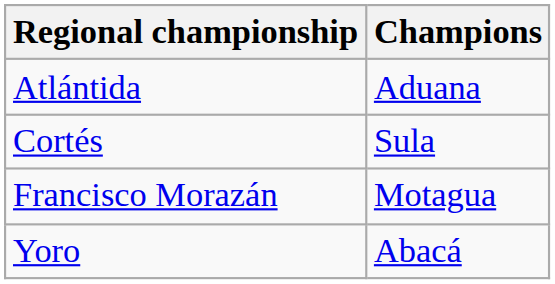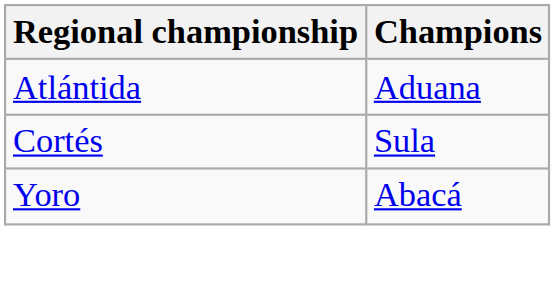- row: (145, 195)
